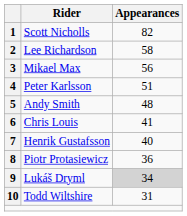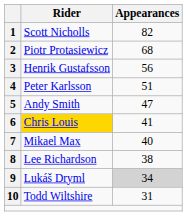(60, 50) Lee Richardson -> (66, 50) Piotr Protasiewicz
(147, 50) 58 -> (147, 50) 68
(52, 68) Mikael Max -> (67, 68) Henrik Gustafsson
(147, 104) 48 -> (147, 104) 47
(51, 123) no background -> (51, 123) gold background
(67, 141) Henrik Gustafsson -> (52, 141) Mikael Max
(66, 159) Piotr Protasiewicz -> (60, 159) Lee Richardson
(147, 159) 36 -> (147, 159) 38
